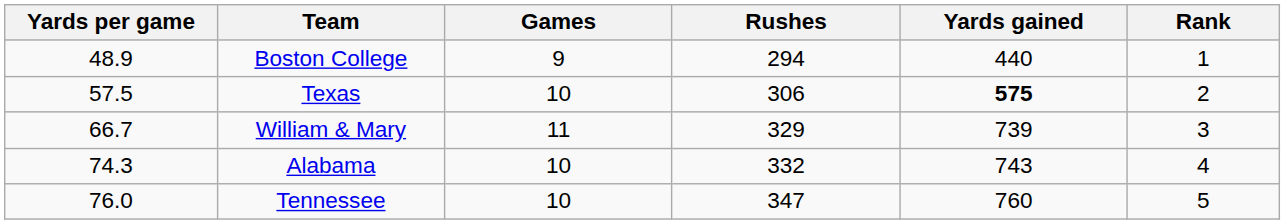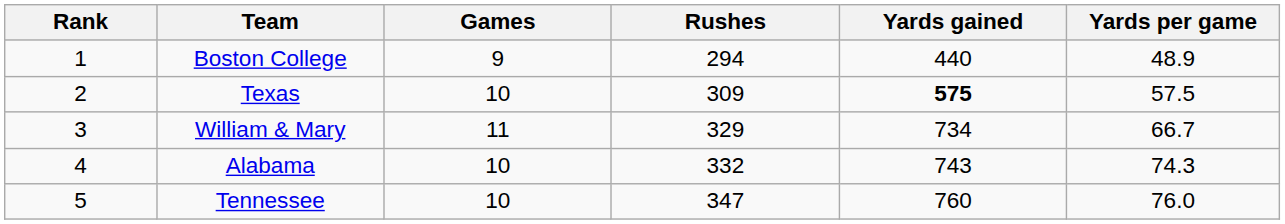columns swapped: (1203, 22) <-> (111, 22)
(786, 93) 306 -> (725, 93) 309
(1014, 129) 739 -> (953, 129) 734
